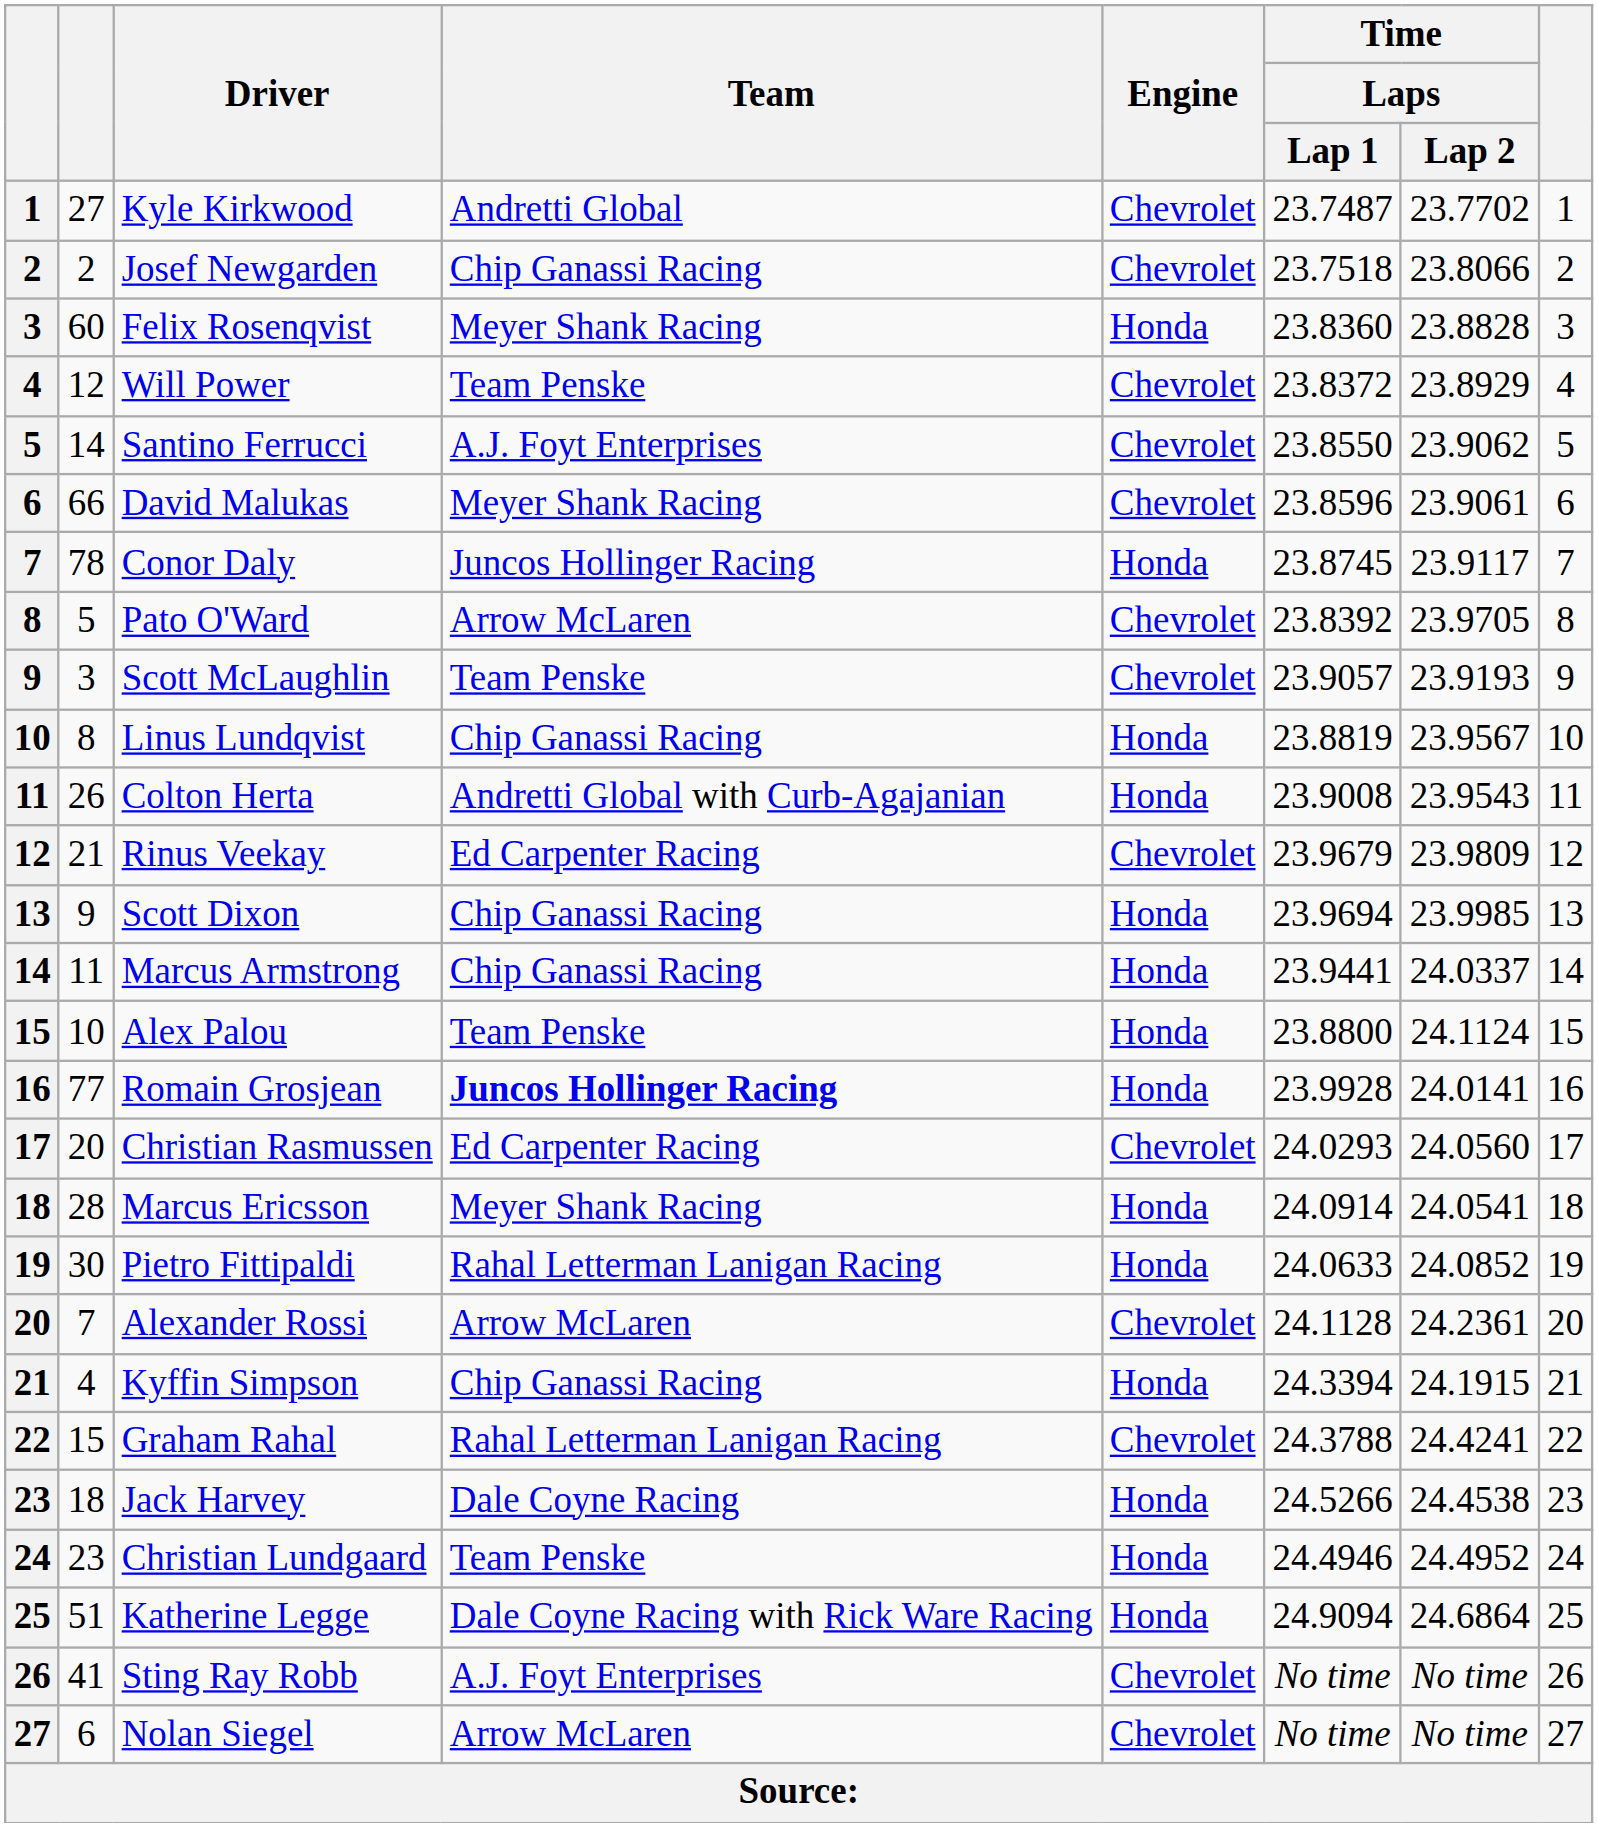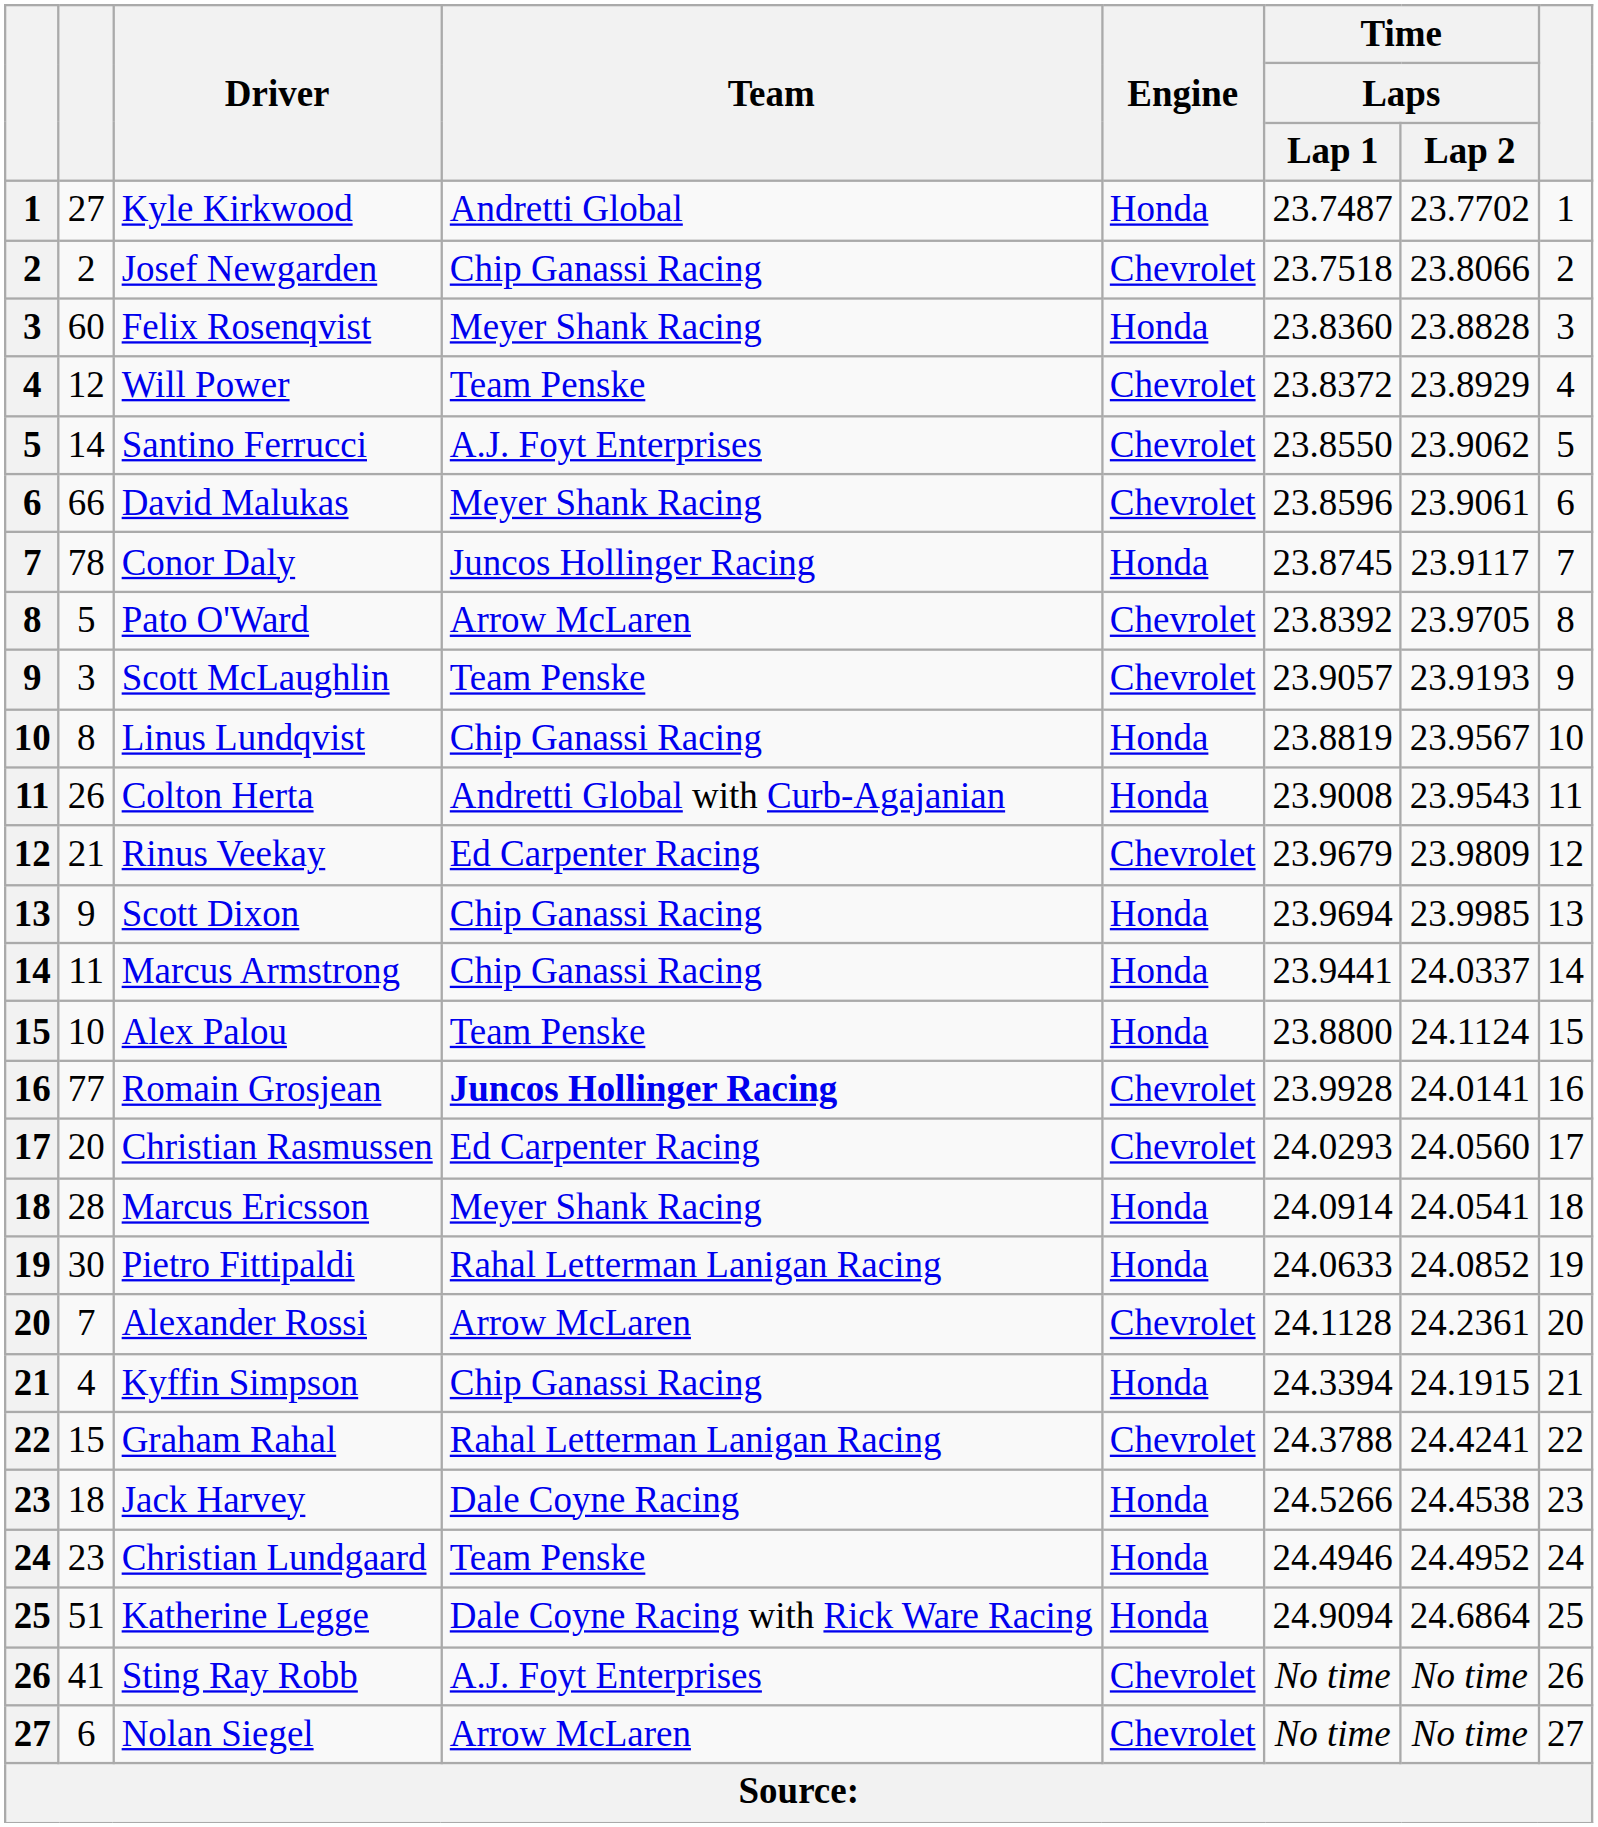(1183, 209) Chevrolet -> (1159, 209) Honda
(1159, 1088) Honda -> (1183, 1088) Chevrolet
